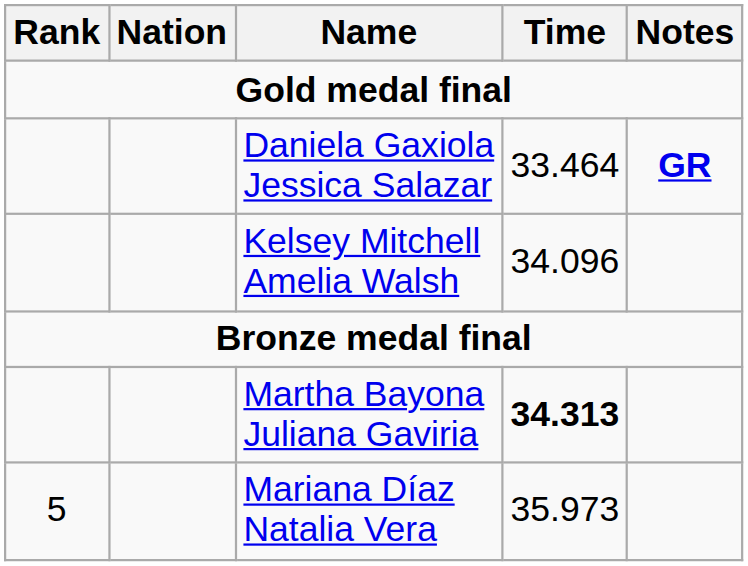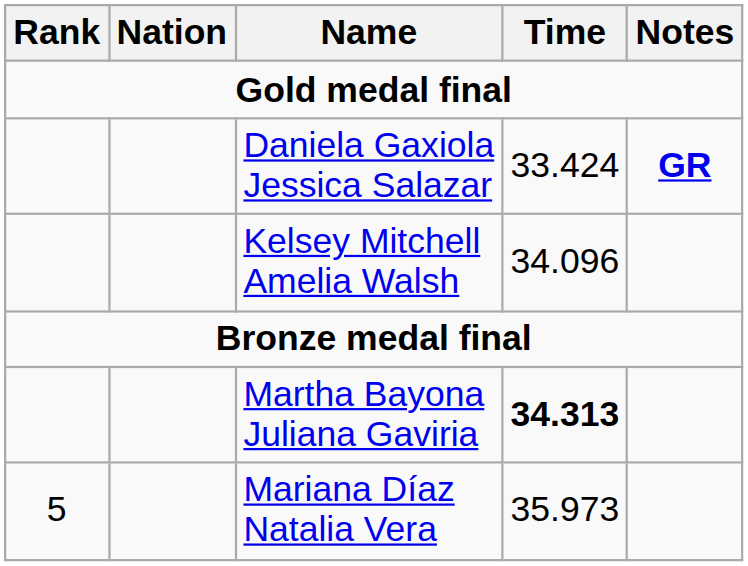(565, 165) 33.464 -> (565, 165) 33.424
